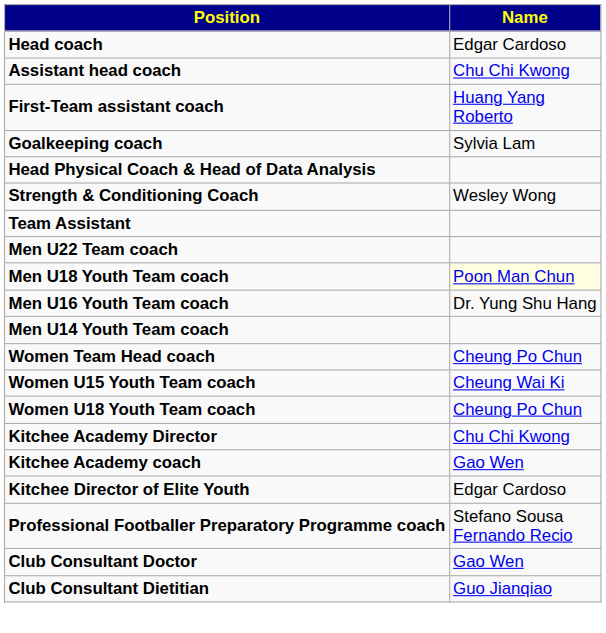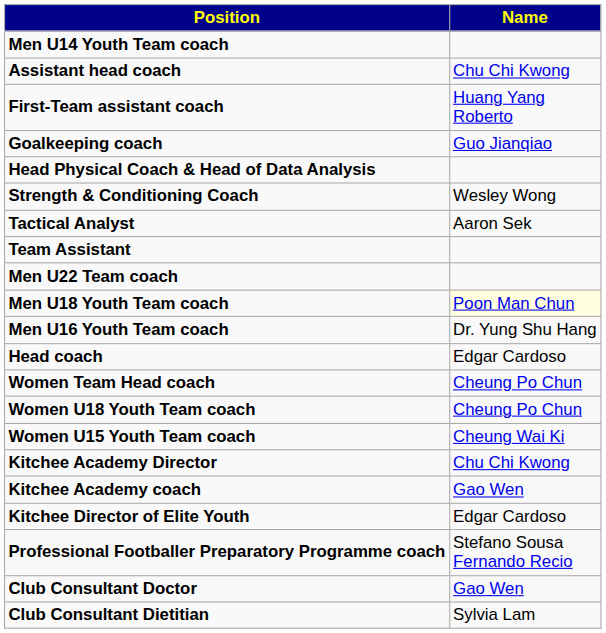rows swapped: (56, 44) <-> (119, 329)
(494, 143) Sylvia Lam -> (503, 143) Guo Jianqiao
+ row: (71, 223)
rows swapped: (132, 409) <-> (132, 383)
(503, 588) Guo Jianqiao -> (494, 615) Sylvia Lam
